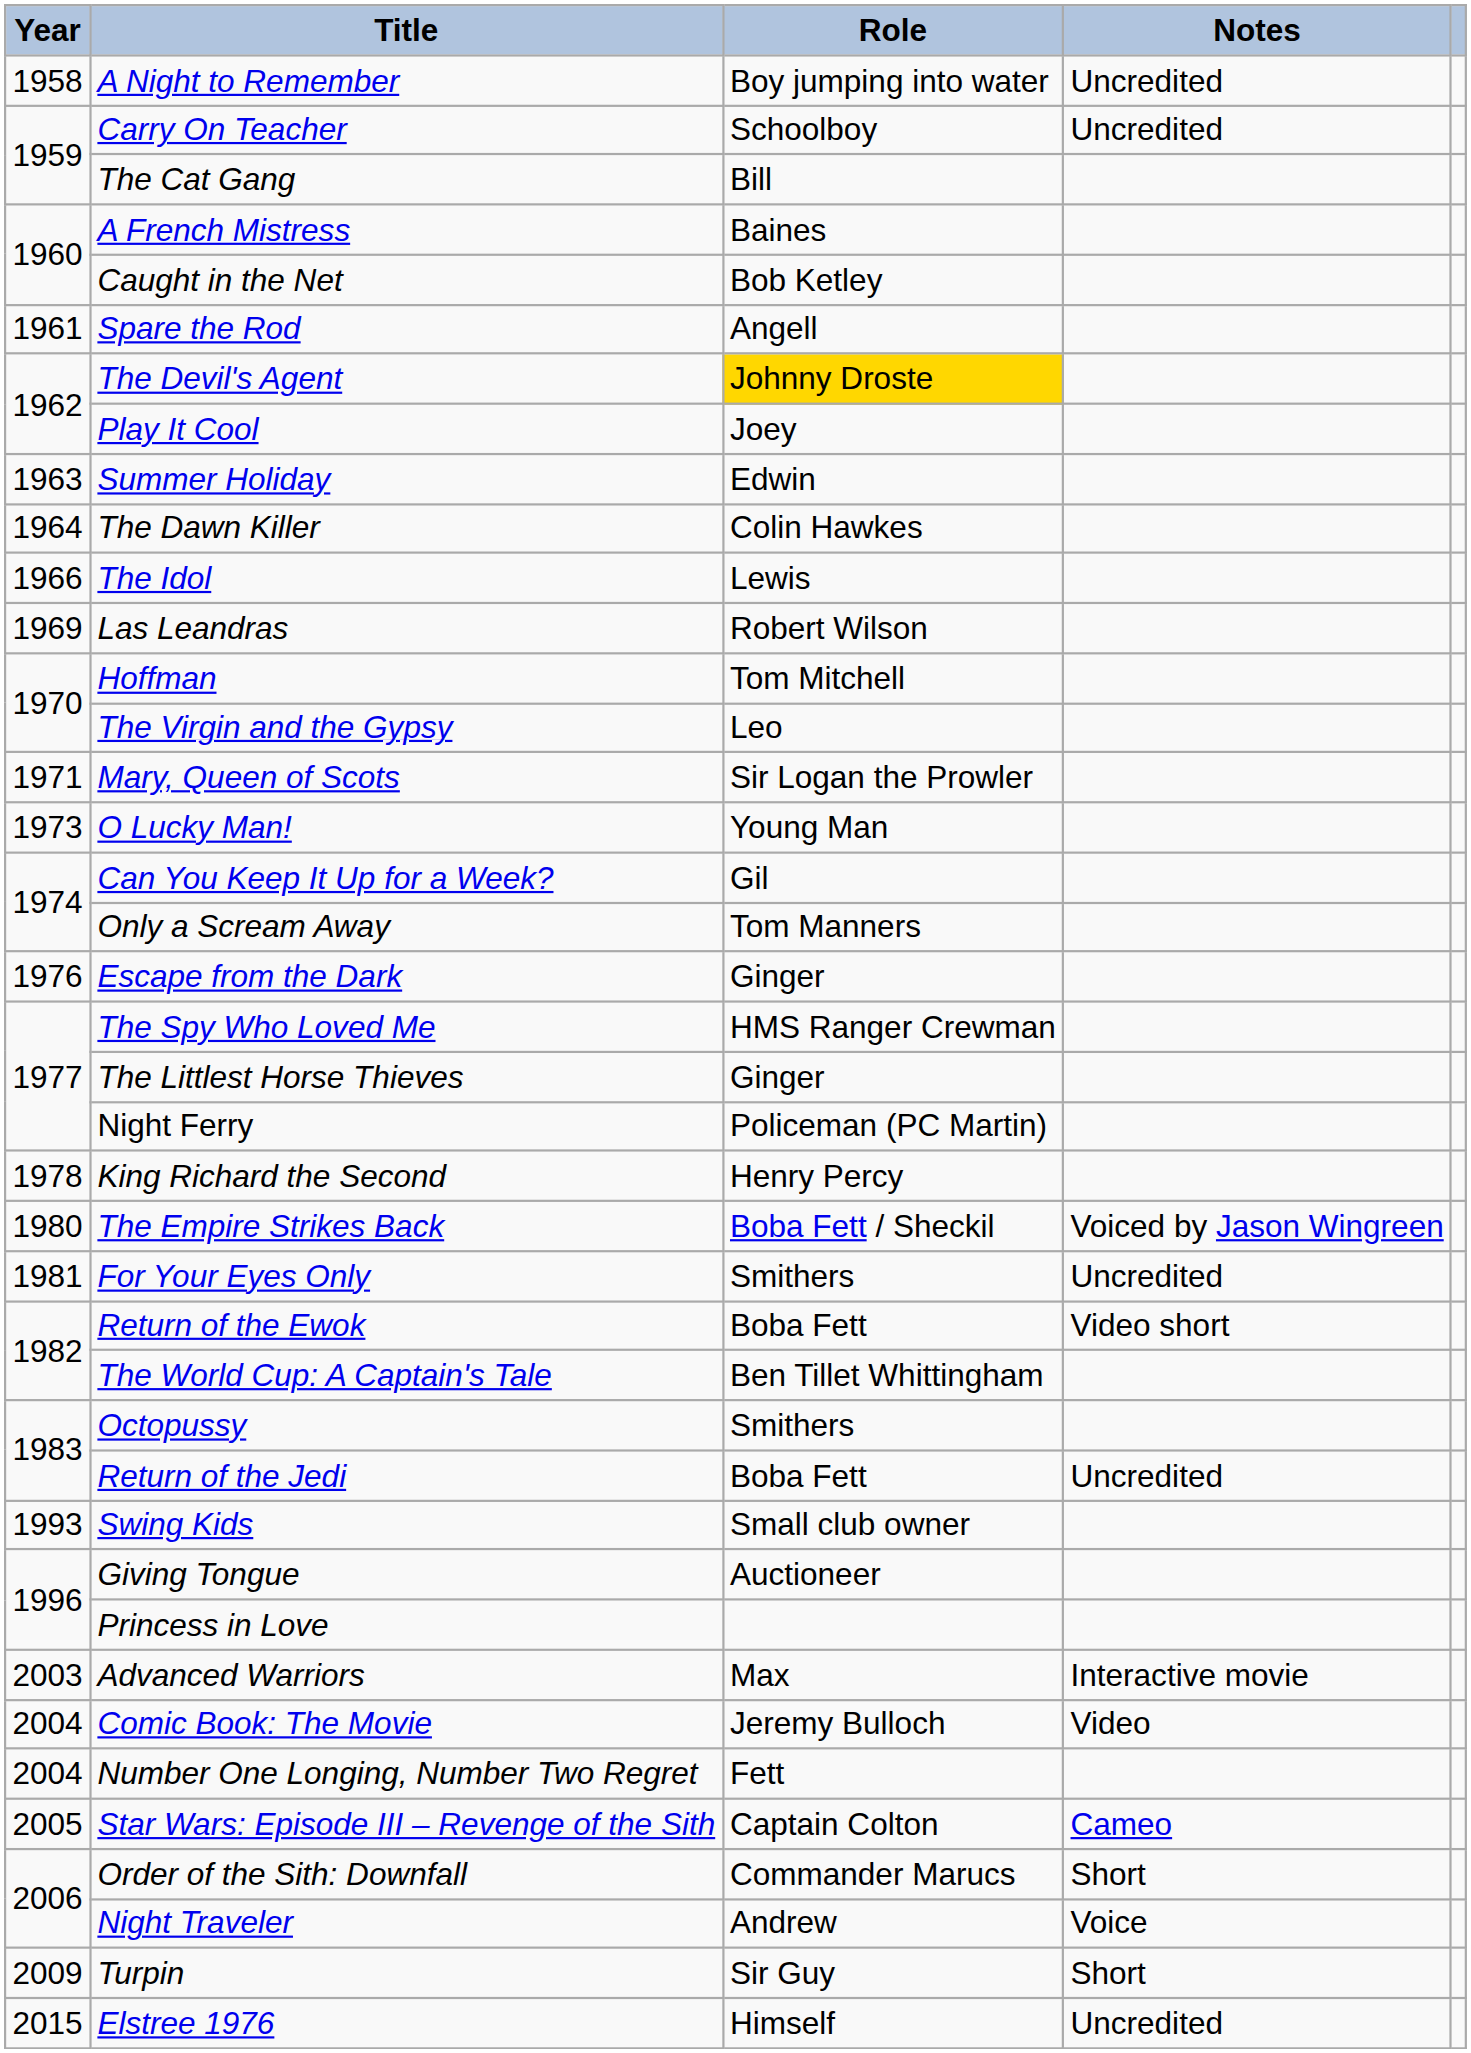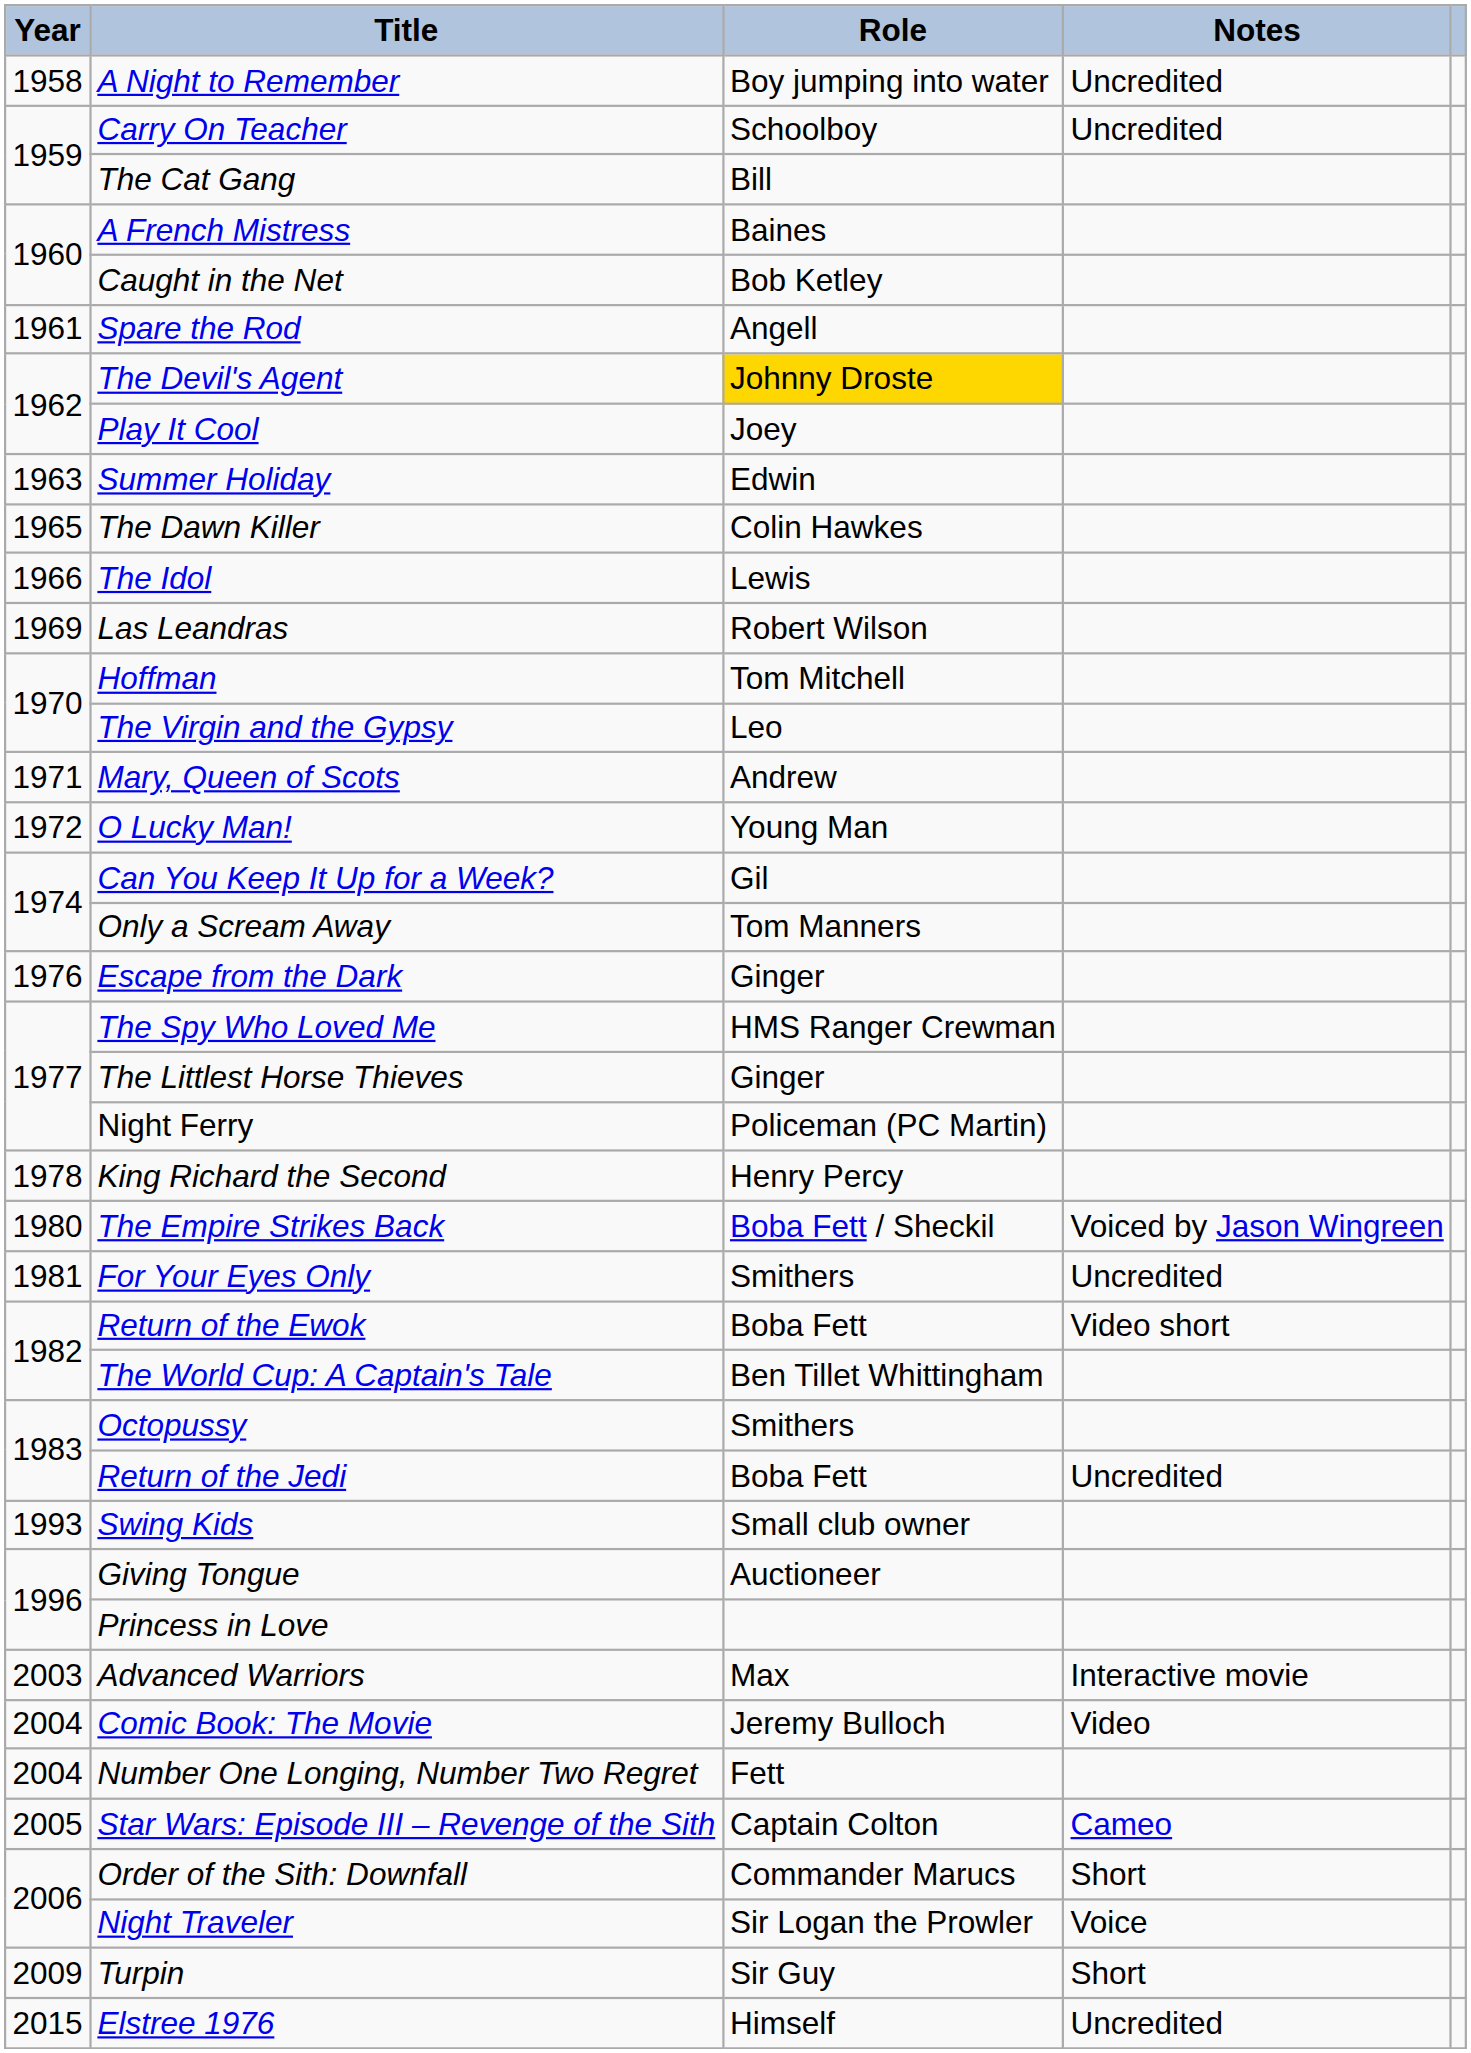(48, 529) 1964 -> (48, 529) 1965
(882, 778) Sir Logan the Prowler -> (783, 778) Andrew
(48, 828) 1973 -> (48, 828) 1972
(783, 1924) Andrew -> (882, 1924) Sir Logan the Prowler
